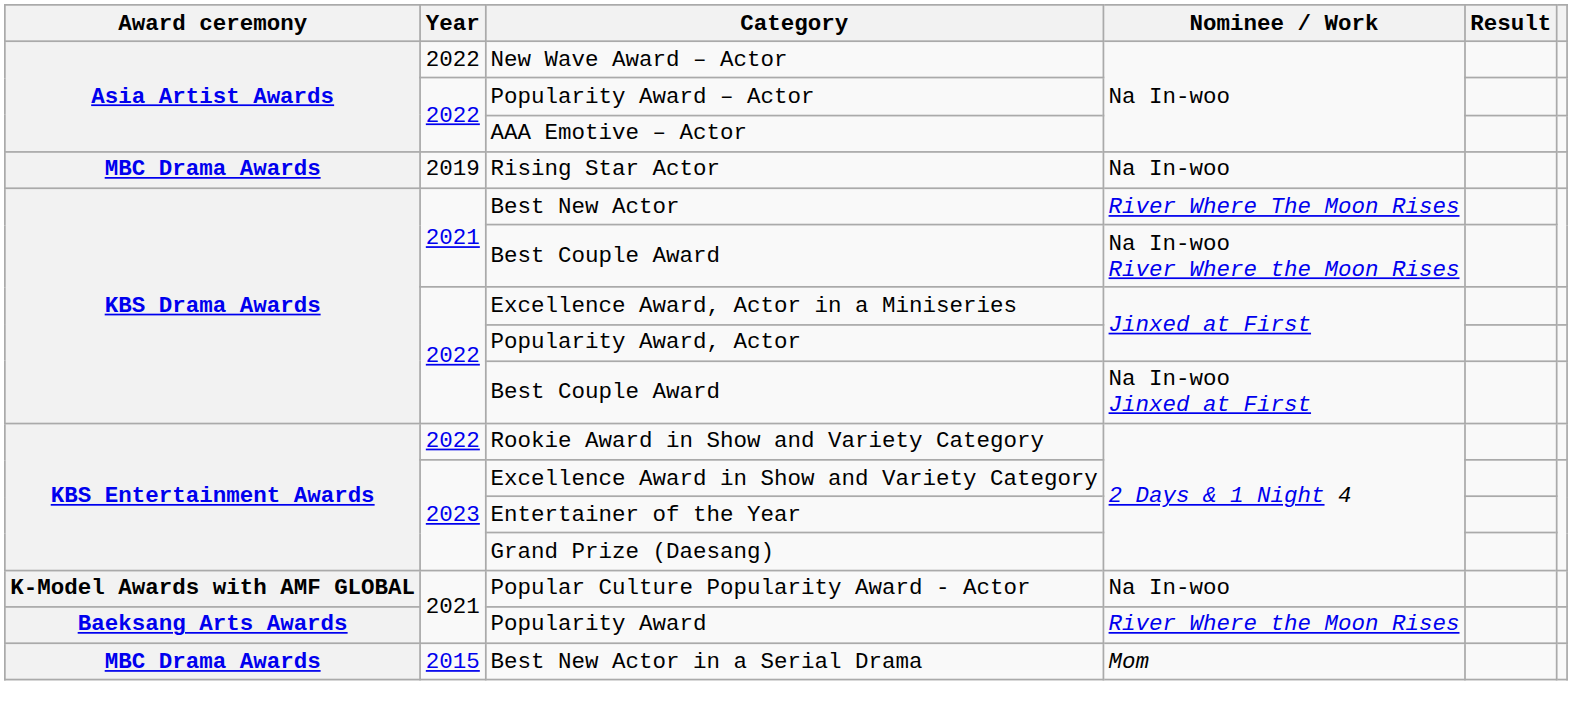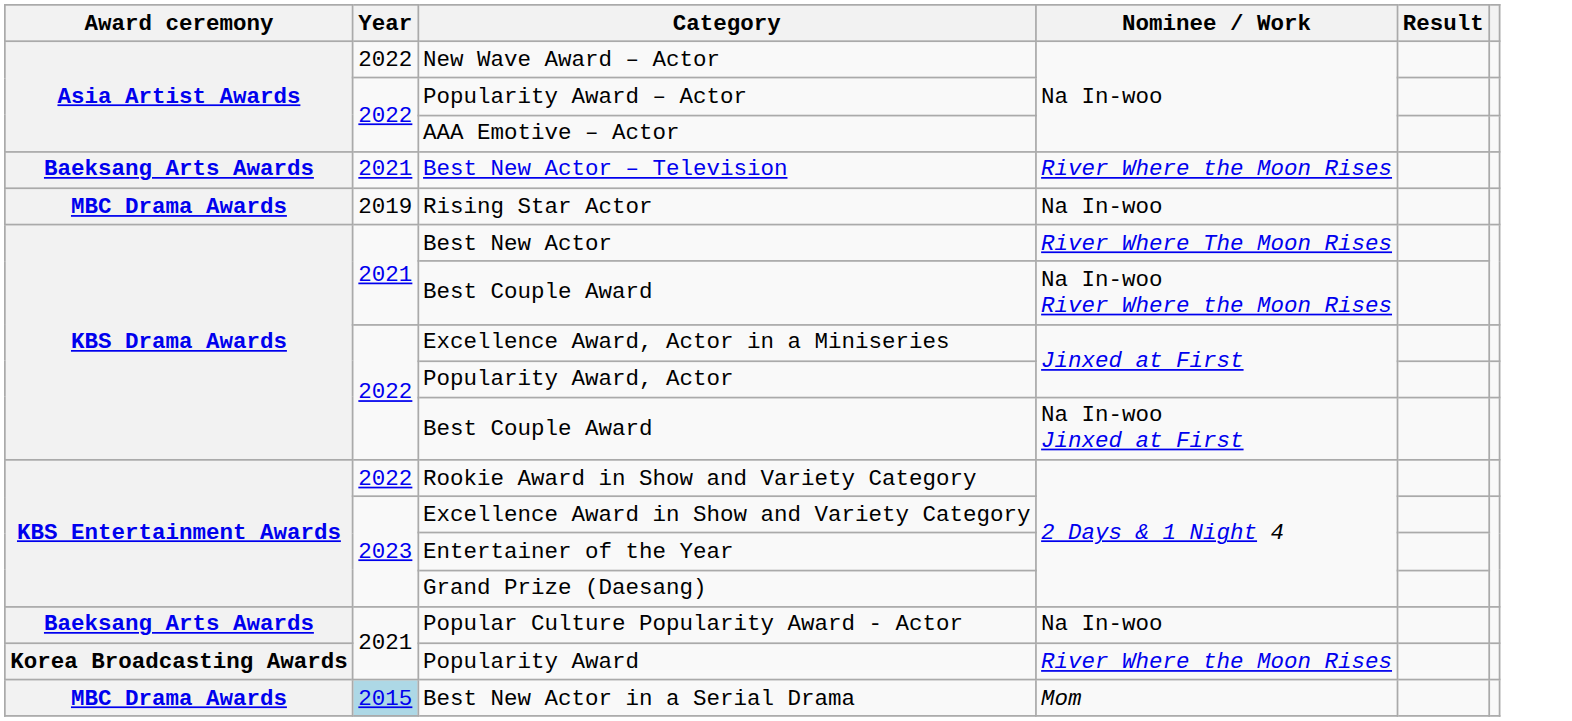+ row: (605, 170)
(213, 588) K-Model Awards with AMF GLOBAL -> (179, 625) Baeksang Arts Awards
(213, 625) Baeksang Arts Awards -> (179, 662) Korea Broadcasting Awards
(453, 662) no background -> (385, 698) lightblue background
